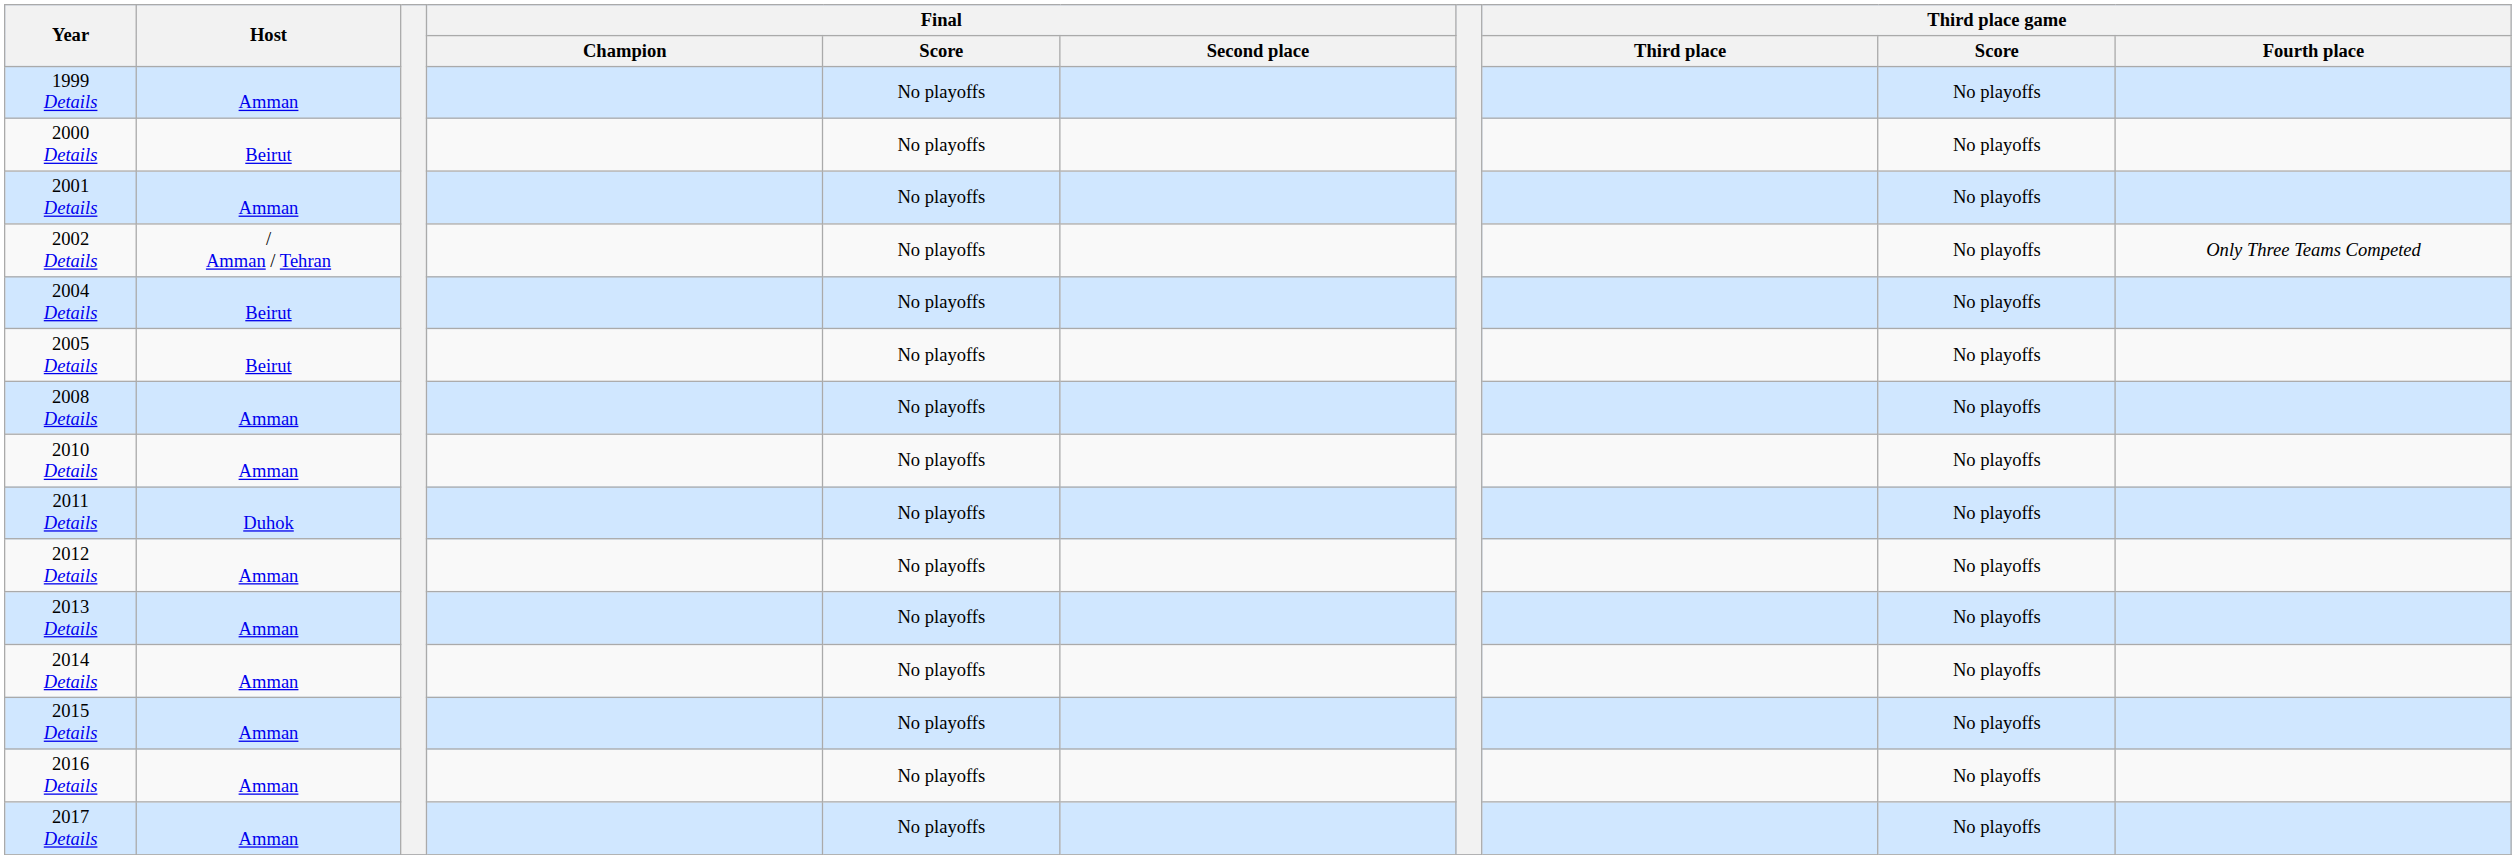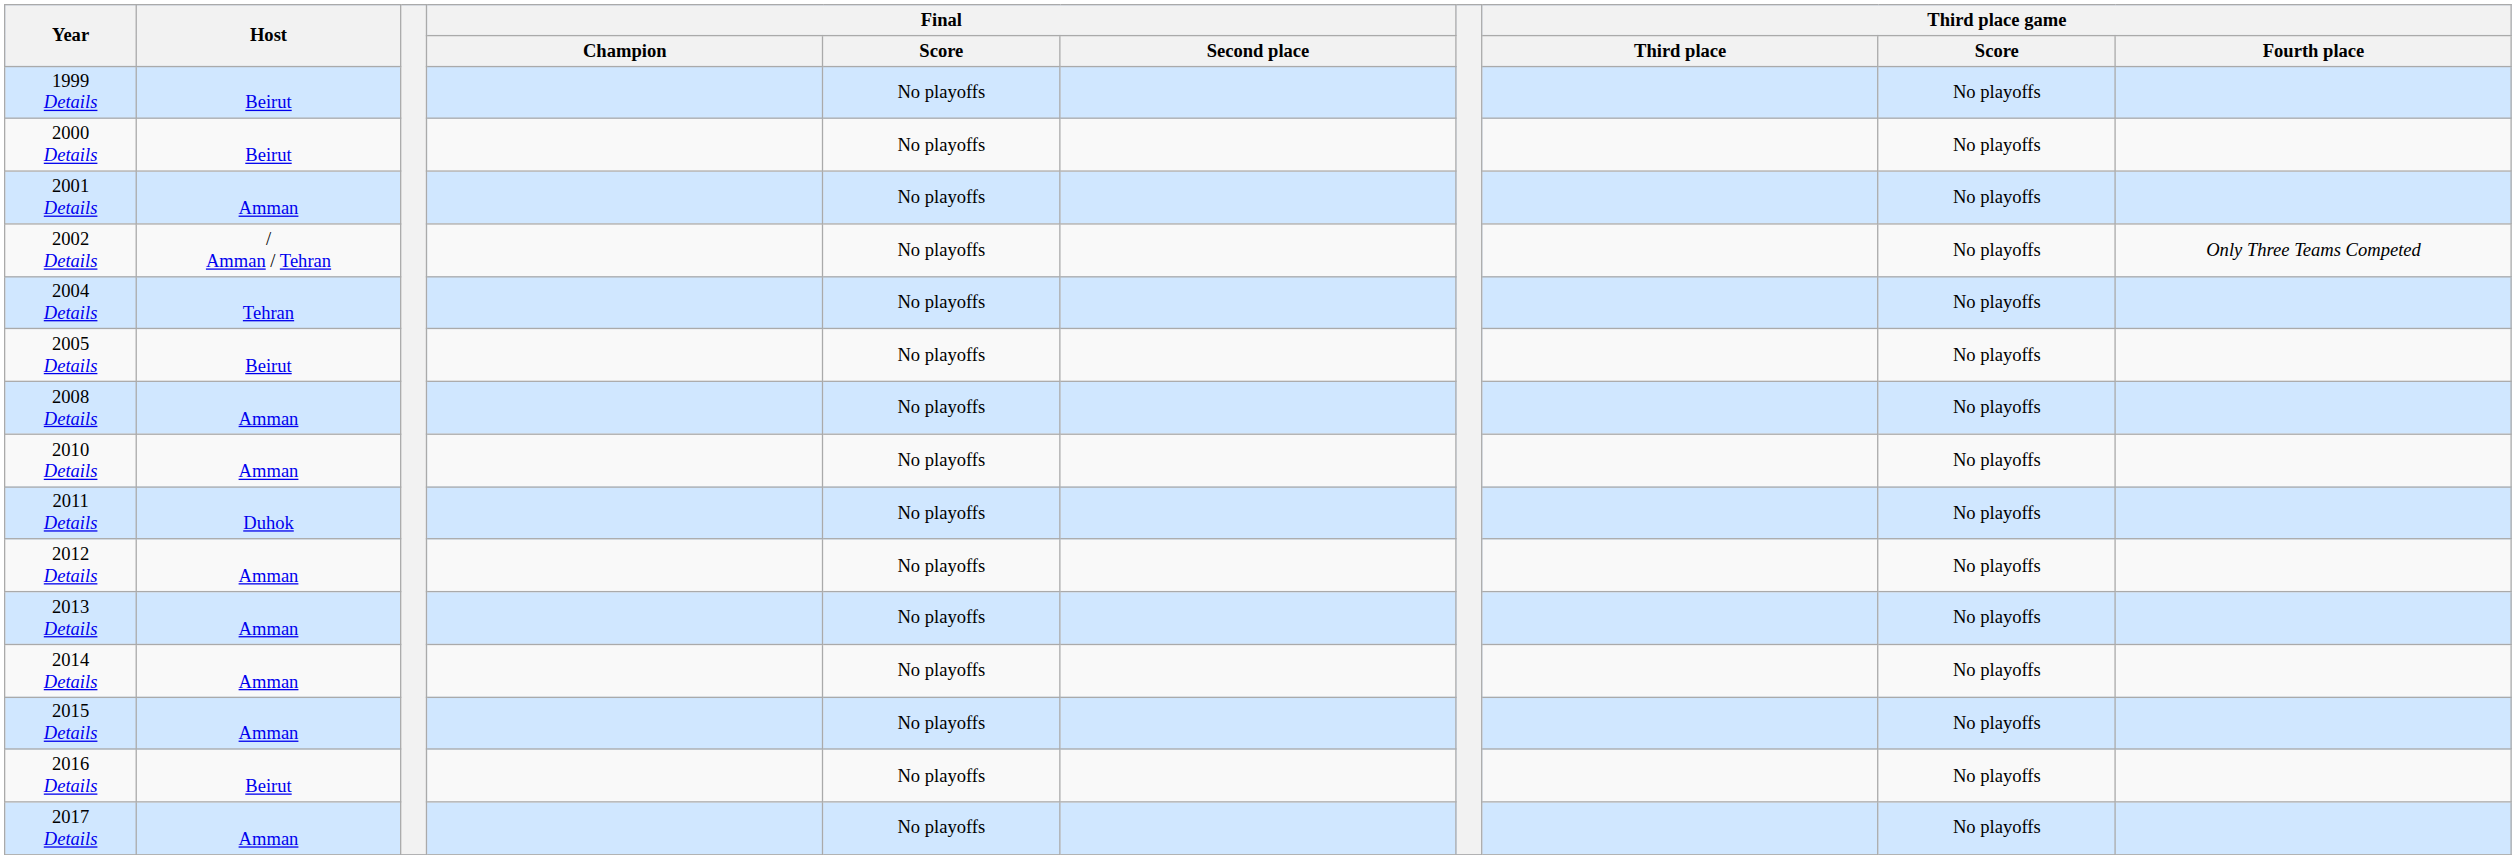(269, 103) Amman -> (269, 103) Beirut
(269, 313) Beirut -> (269, 313) Tehran
(269, 786) Amman -> (269, 786) Beirut
